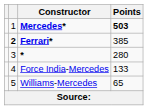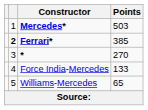(121, 25) bold -> (121, 25) normal
(121, 54) 280 -> (121, 54) 270
